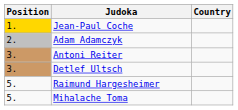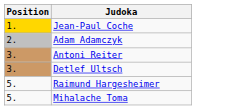- column: (212, 12)
